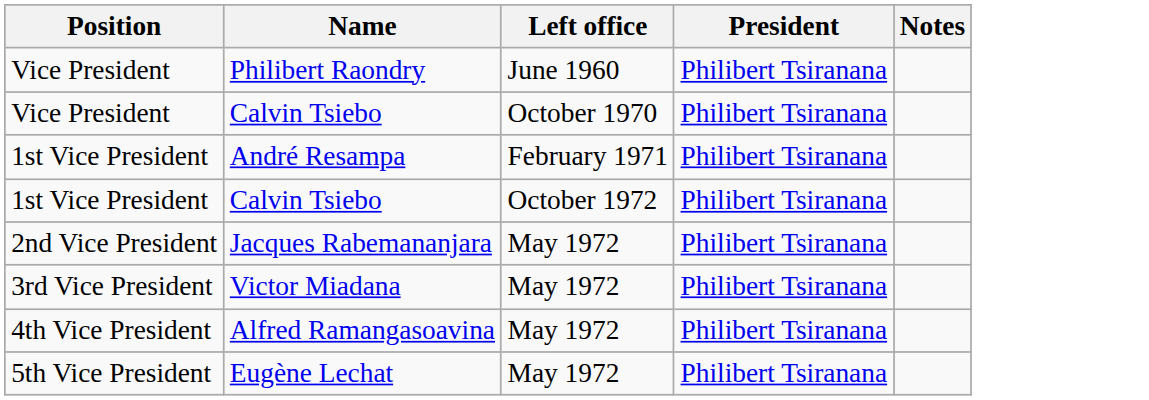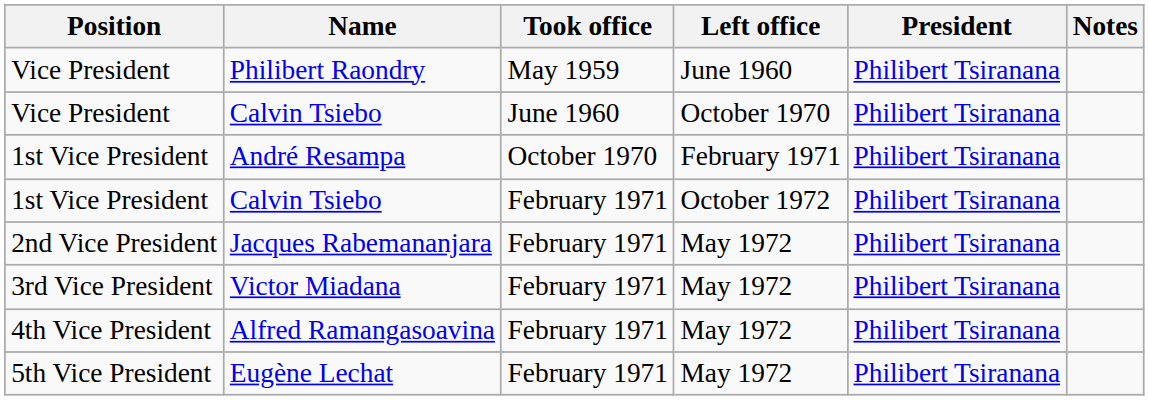+ column: (588, 26)
